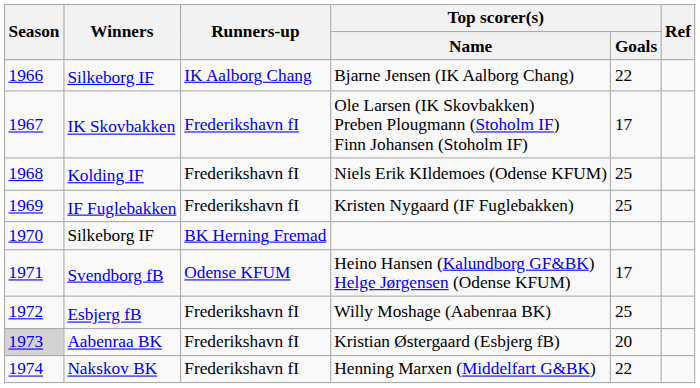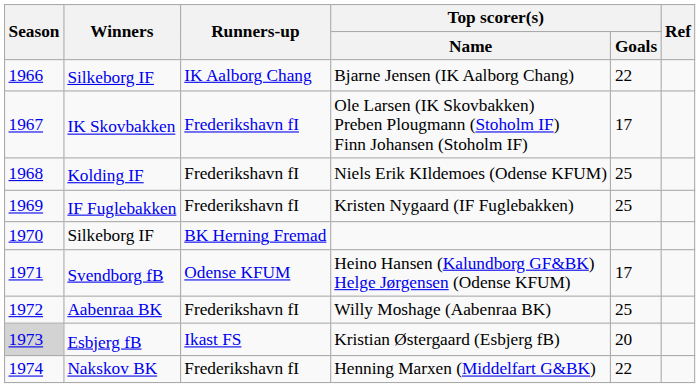(104, 314) Esbjerg fB -> (115, 309) Aabenraa BK
(115, 341) Aabenraa BK -> (104, 341) Esbjerg fB
(242, 341) Frederikshavn fI -> (213, 339) Ikast FS
